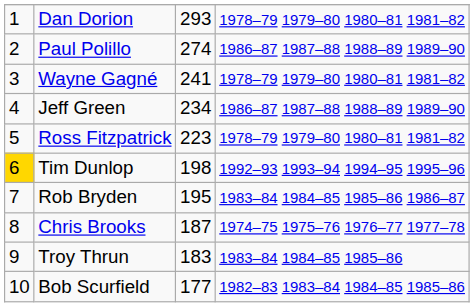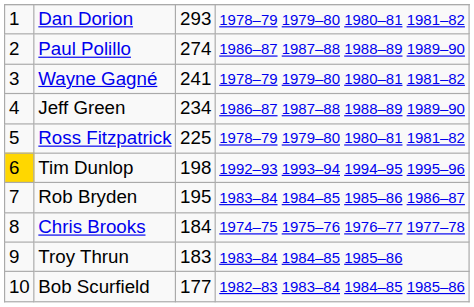(196, 138) 223 -> (196, 138) 225
(196, 227) 187 -> (196, 227) 184
